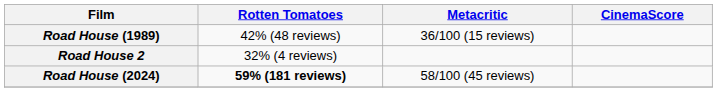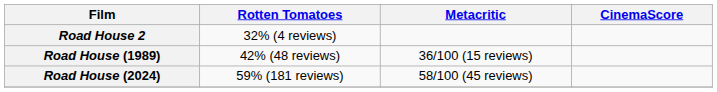rows swapped: (101, 35) <-> (101, 55)
(291, 76) bold -> (290, 76) normal
